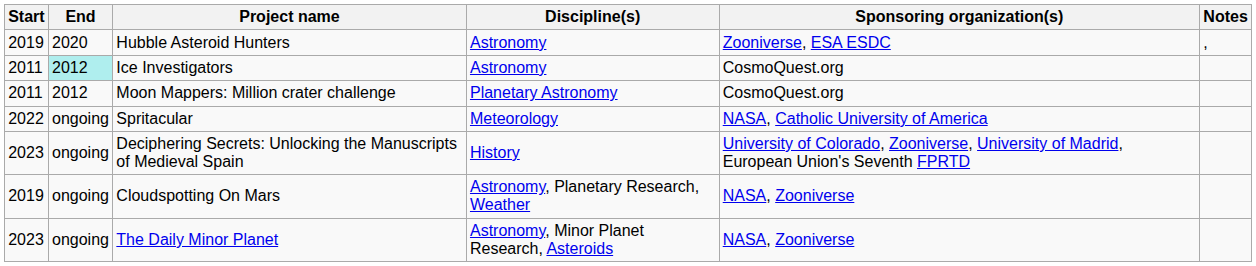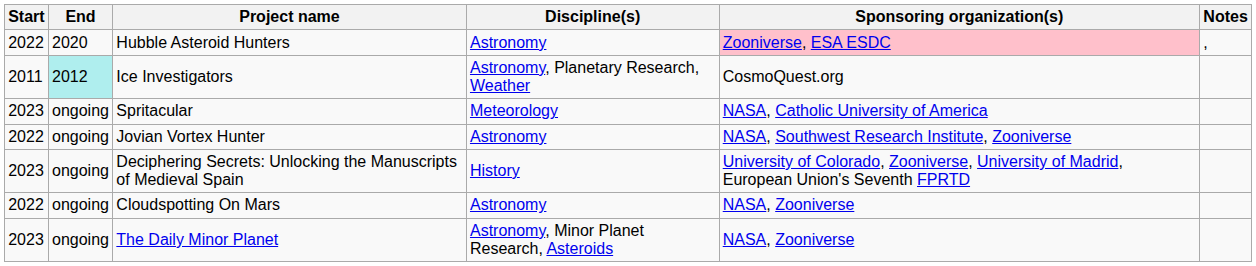(26, 42) 2019 -> (26, 42) 2022
(807, 42) no background -> (807, 42) pink background
(508, 67) Astronomy -> (585, 76) Astronomy, Planetary Research, Weather
- row: (256, 93)
(26, 118) 2022 -> (26, 111) 2023
+ row: (191, 136)
(26, 196) 2019 -> (26, 205) 2022
(585, 196) Astronomy, Planetary Research, Weather -> (508, 205) Astronomy
